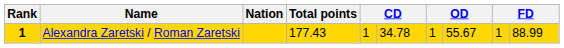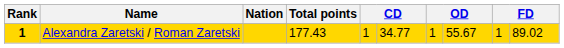(395, 33) 34.78 -> (395, 33) 34.77
(528, 33) 88.99 -> (528, 33) 89.02
